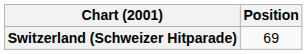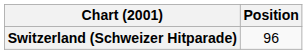(271, 37) 69 -> (271, 37) 96
